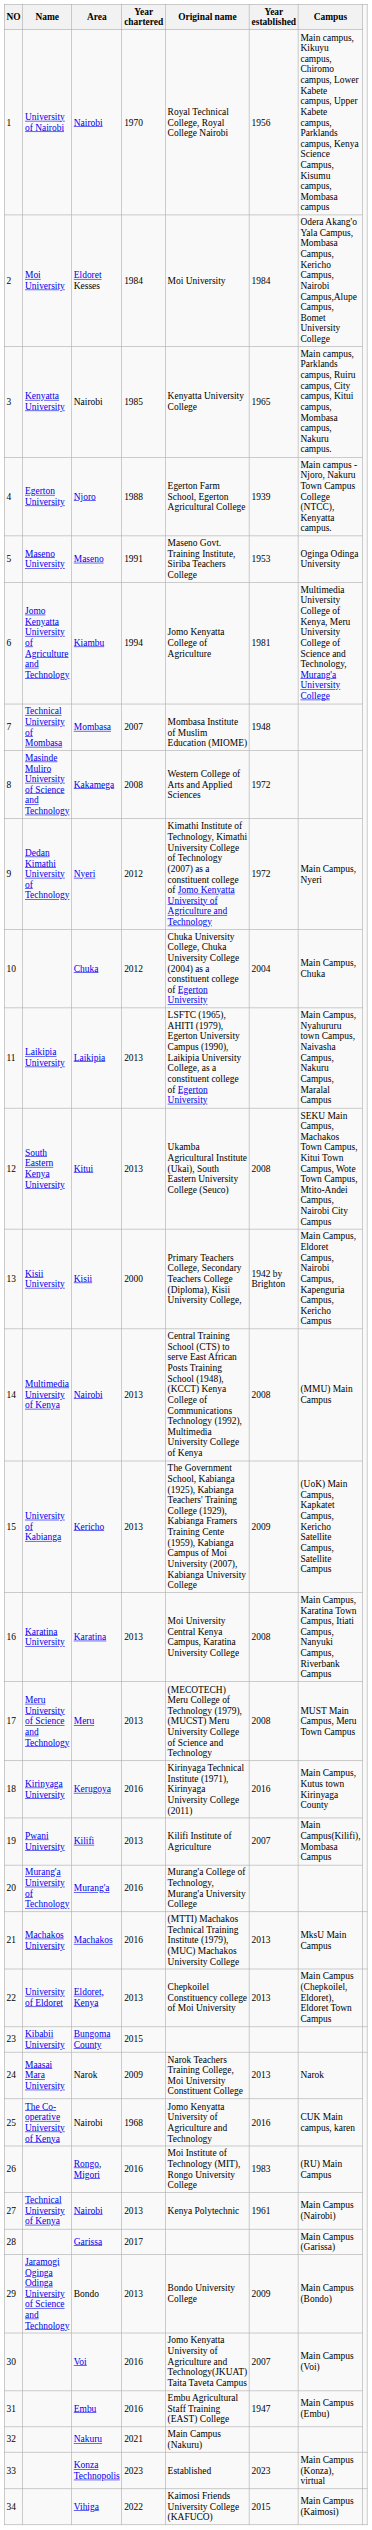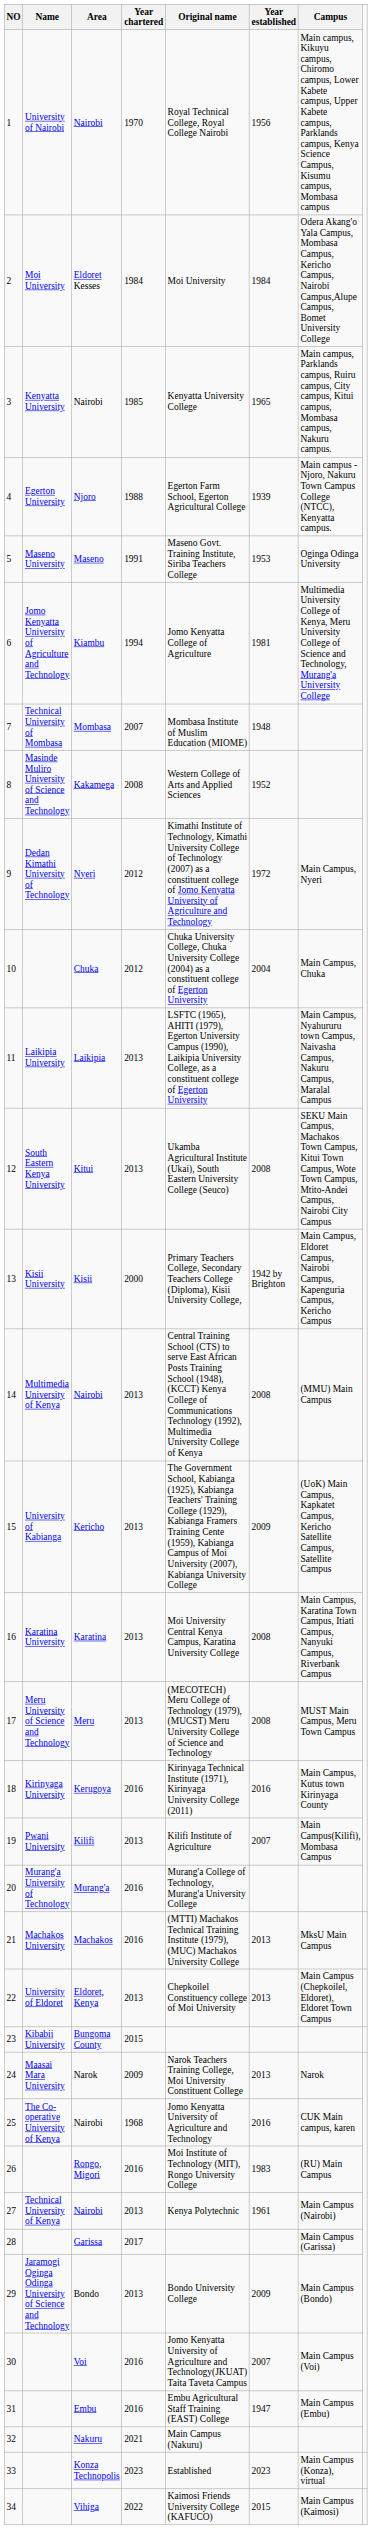(261, 784) 1972 -> (261, 784) 1952
